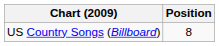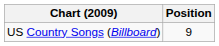(189, 32) 8 -> (189, 32) 9
